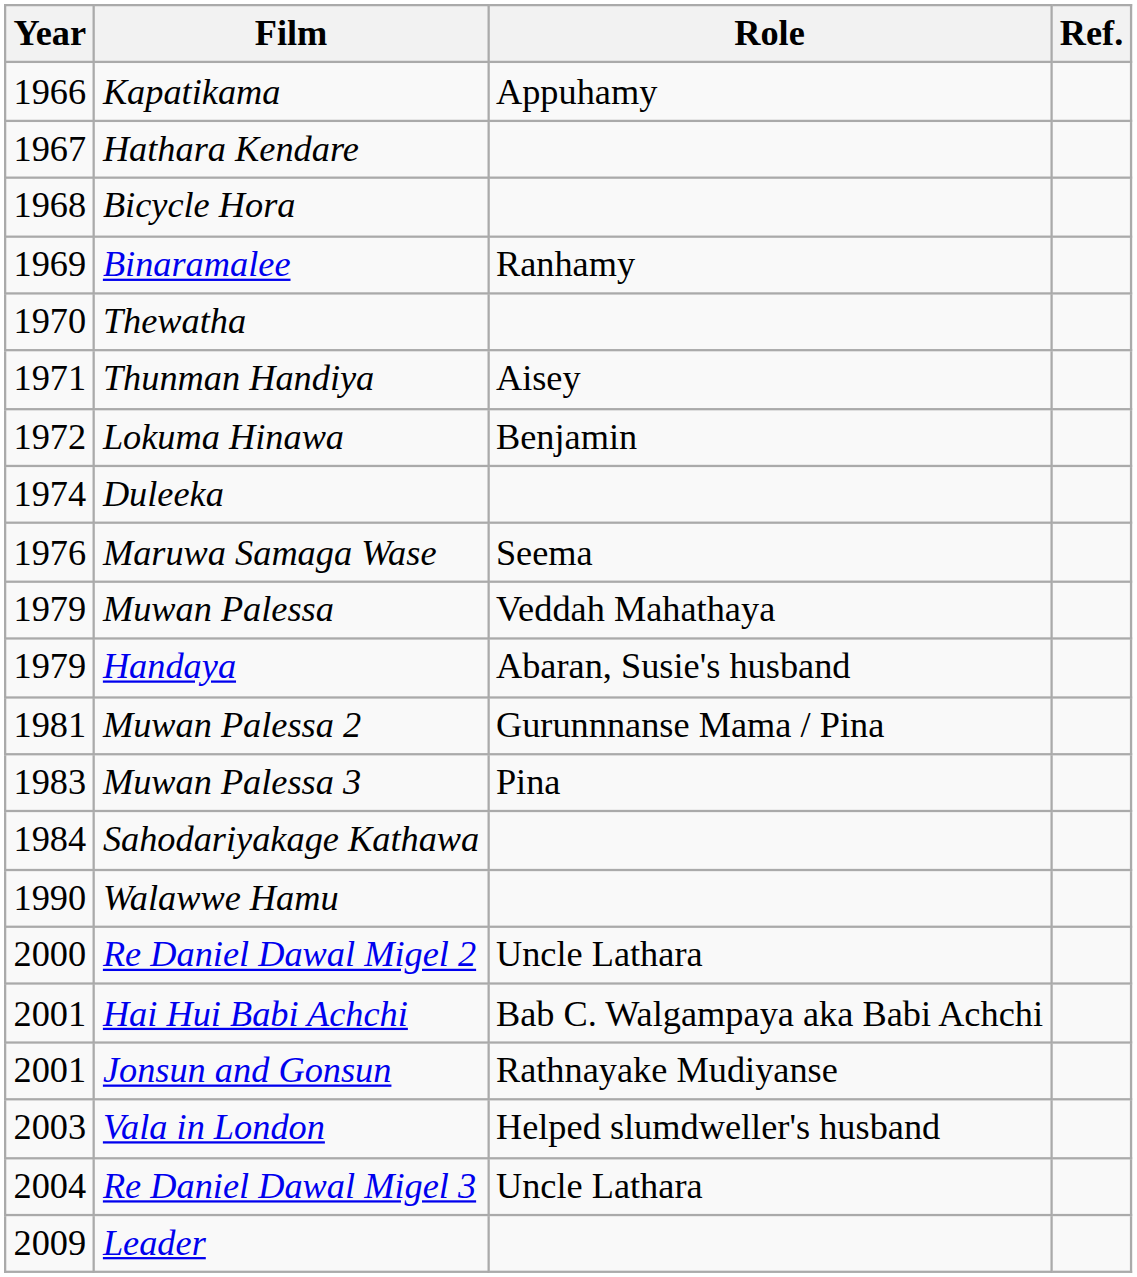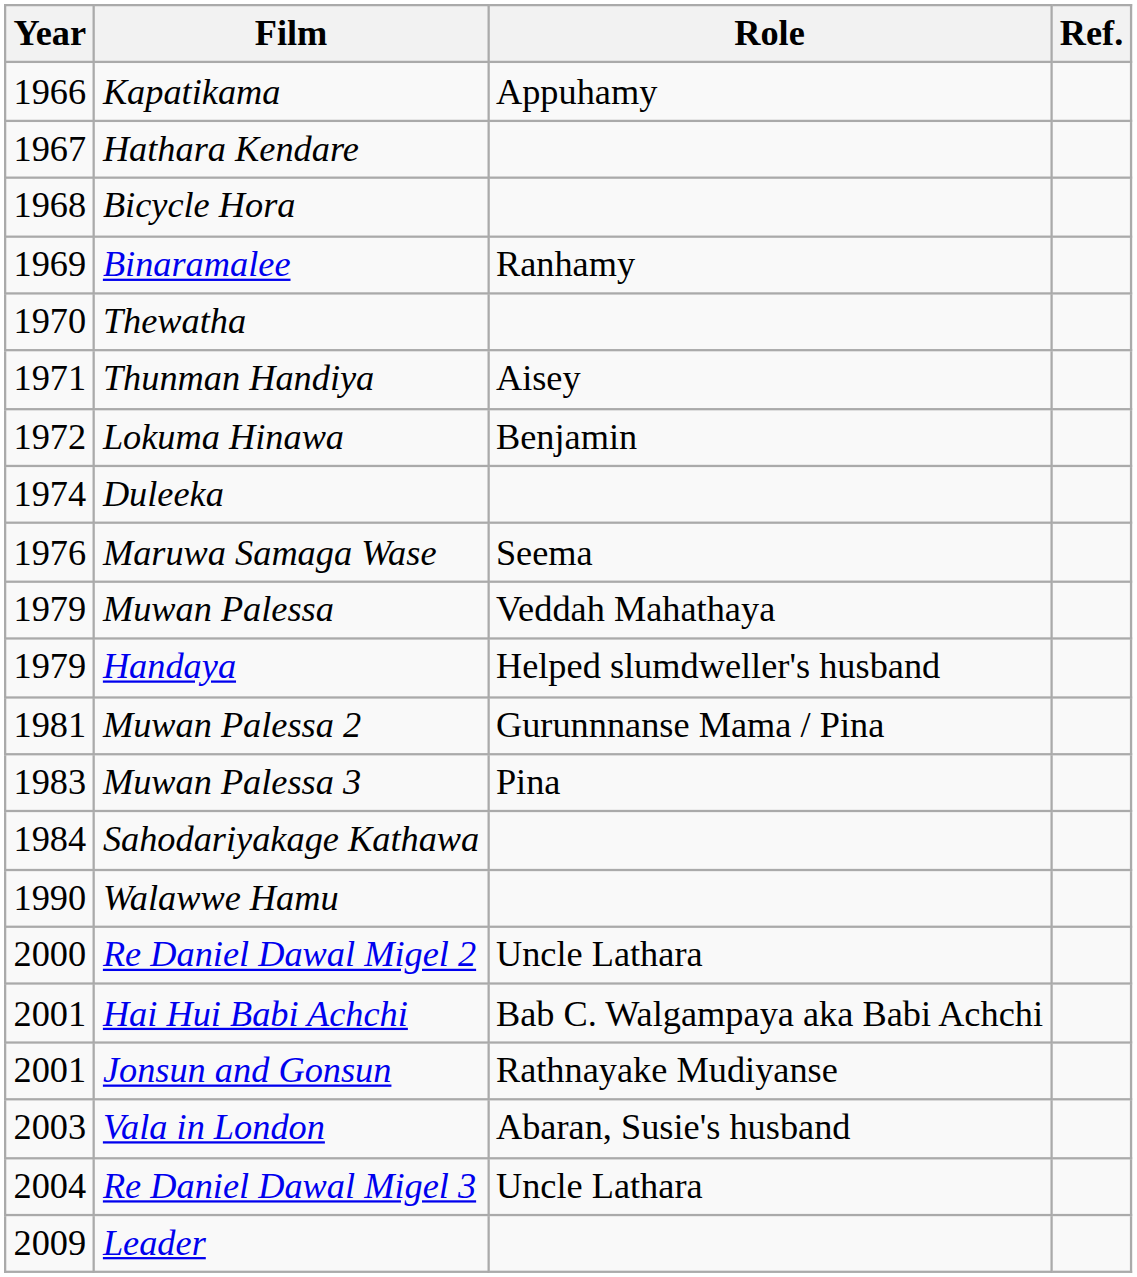(673, 666) Abaran, Susie's husband -> (718, 666) Helped slumdweller's husband
(718, 1127) Helped slumdweller's husband -> (673, 1127) Abaran, Susie's husband
